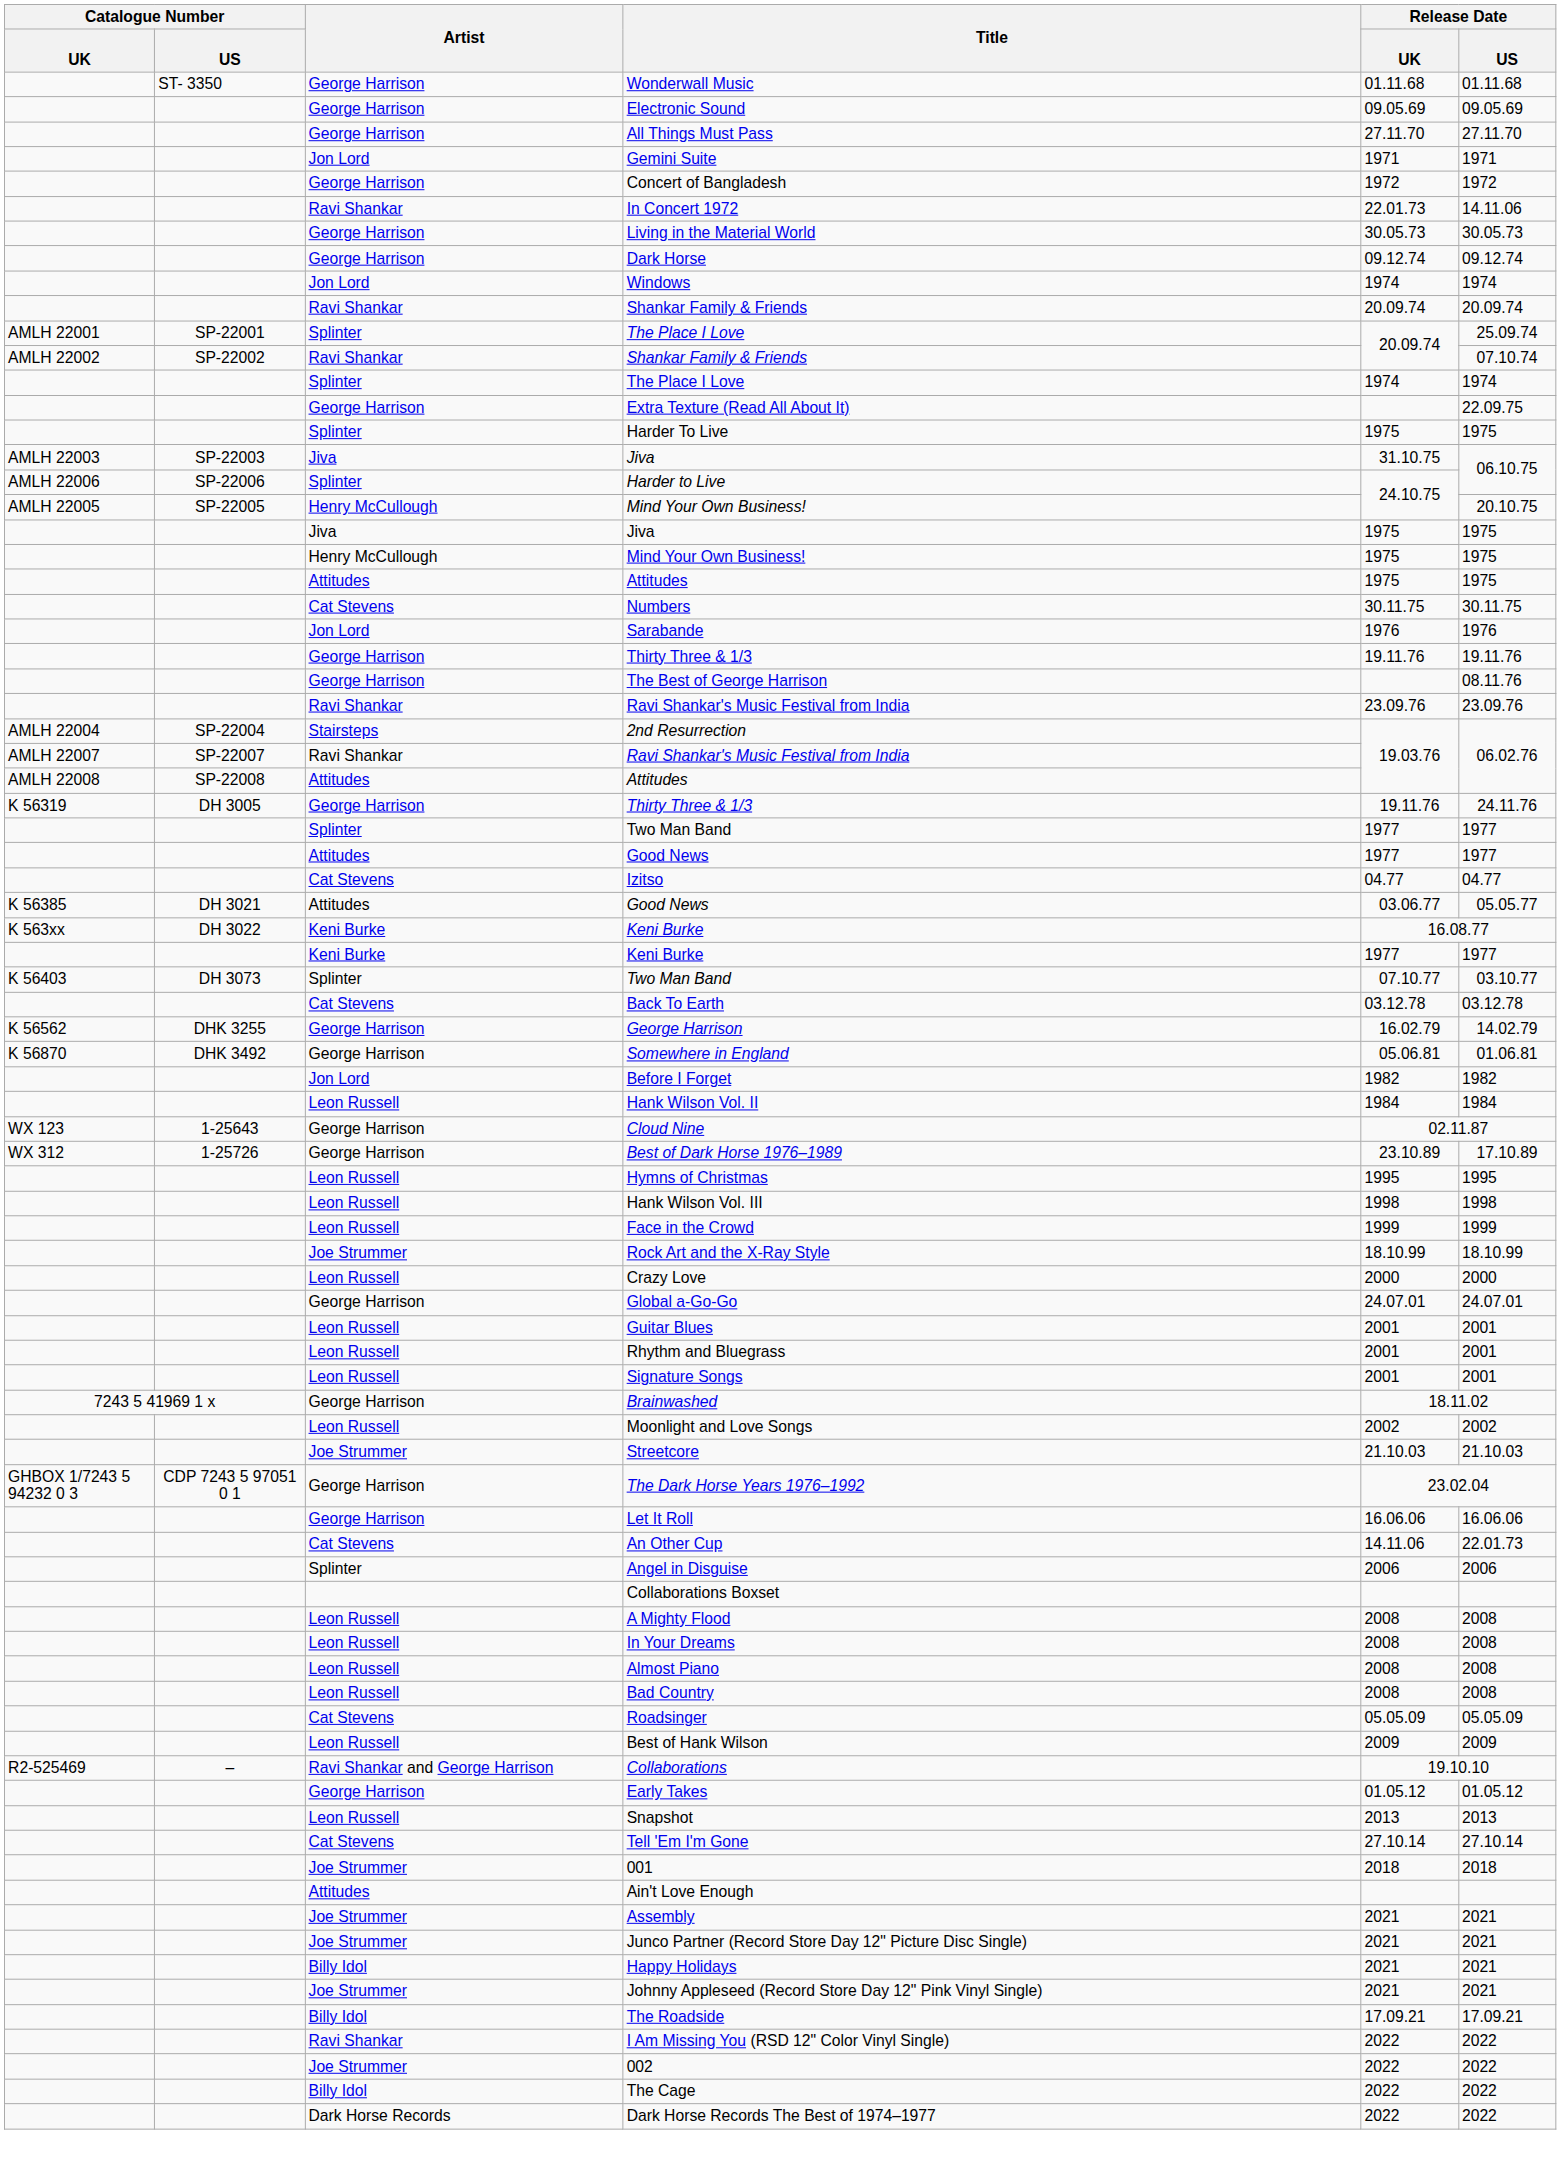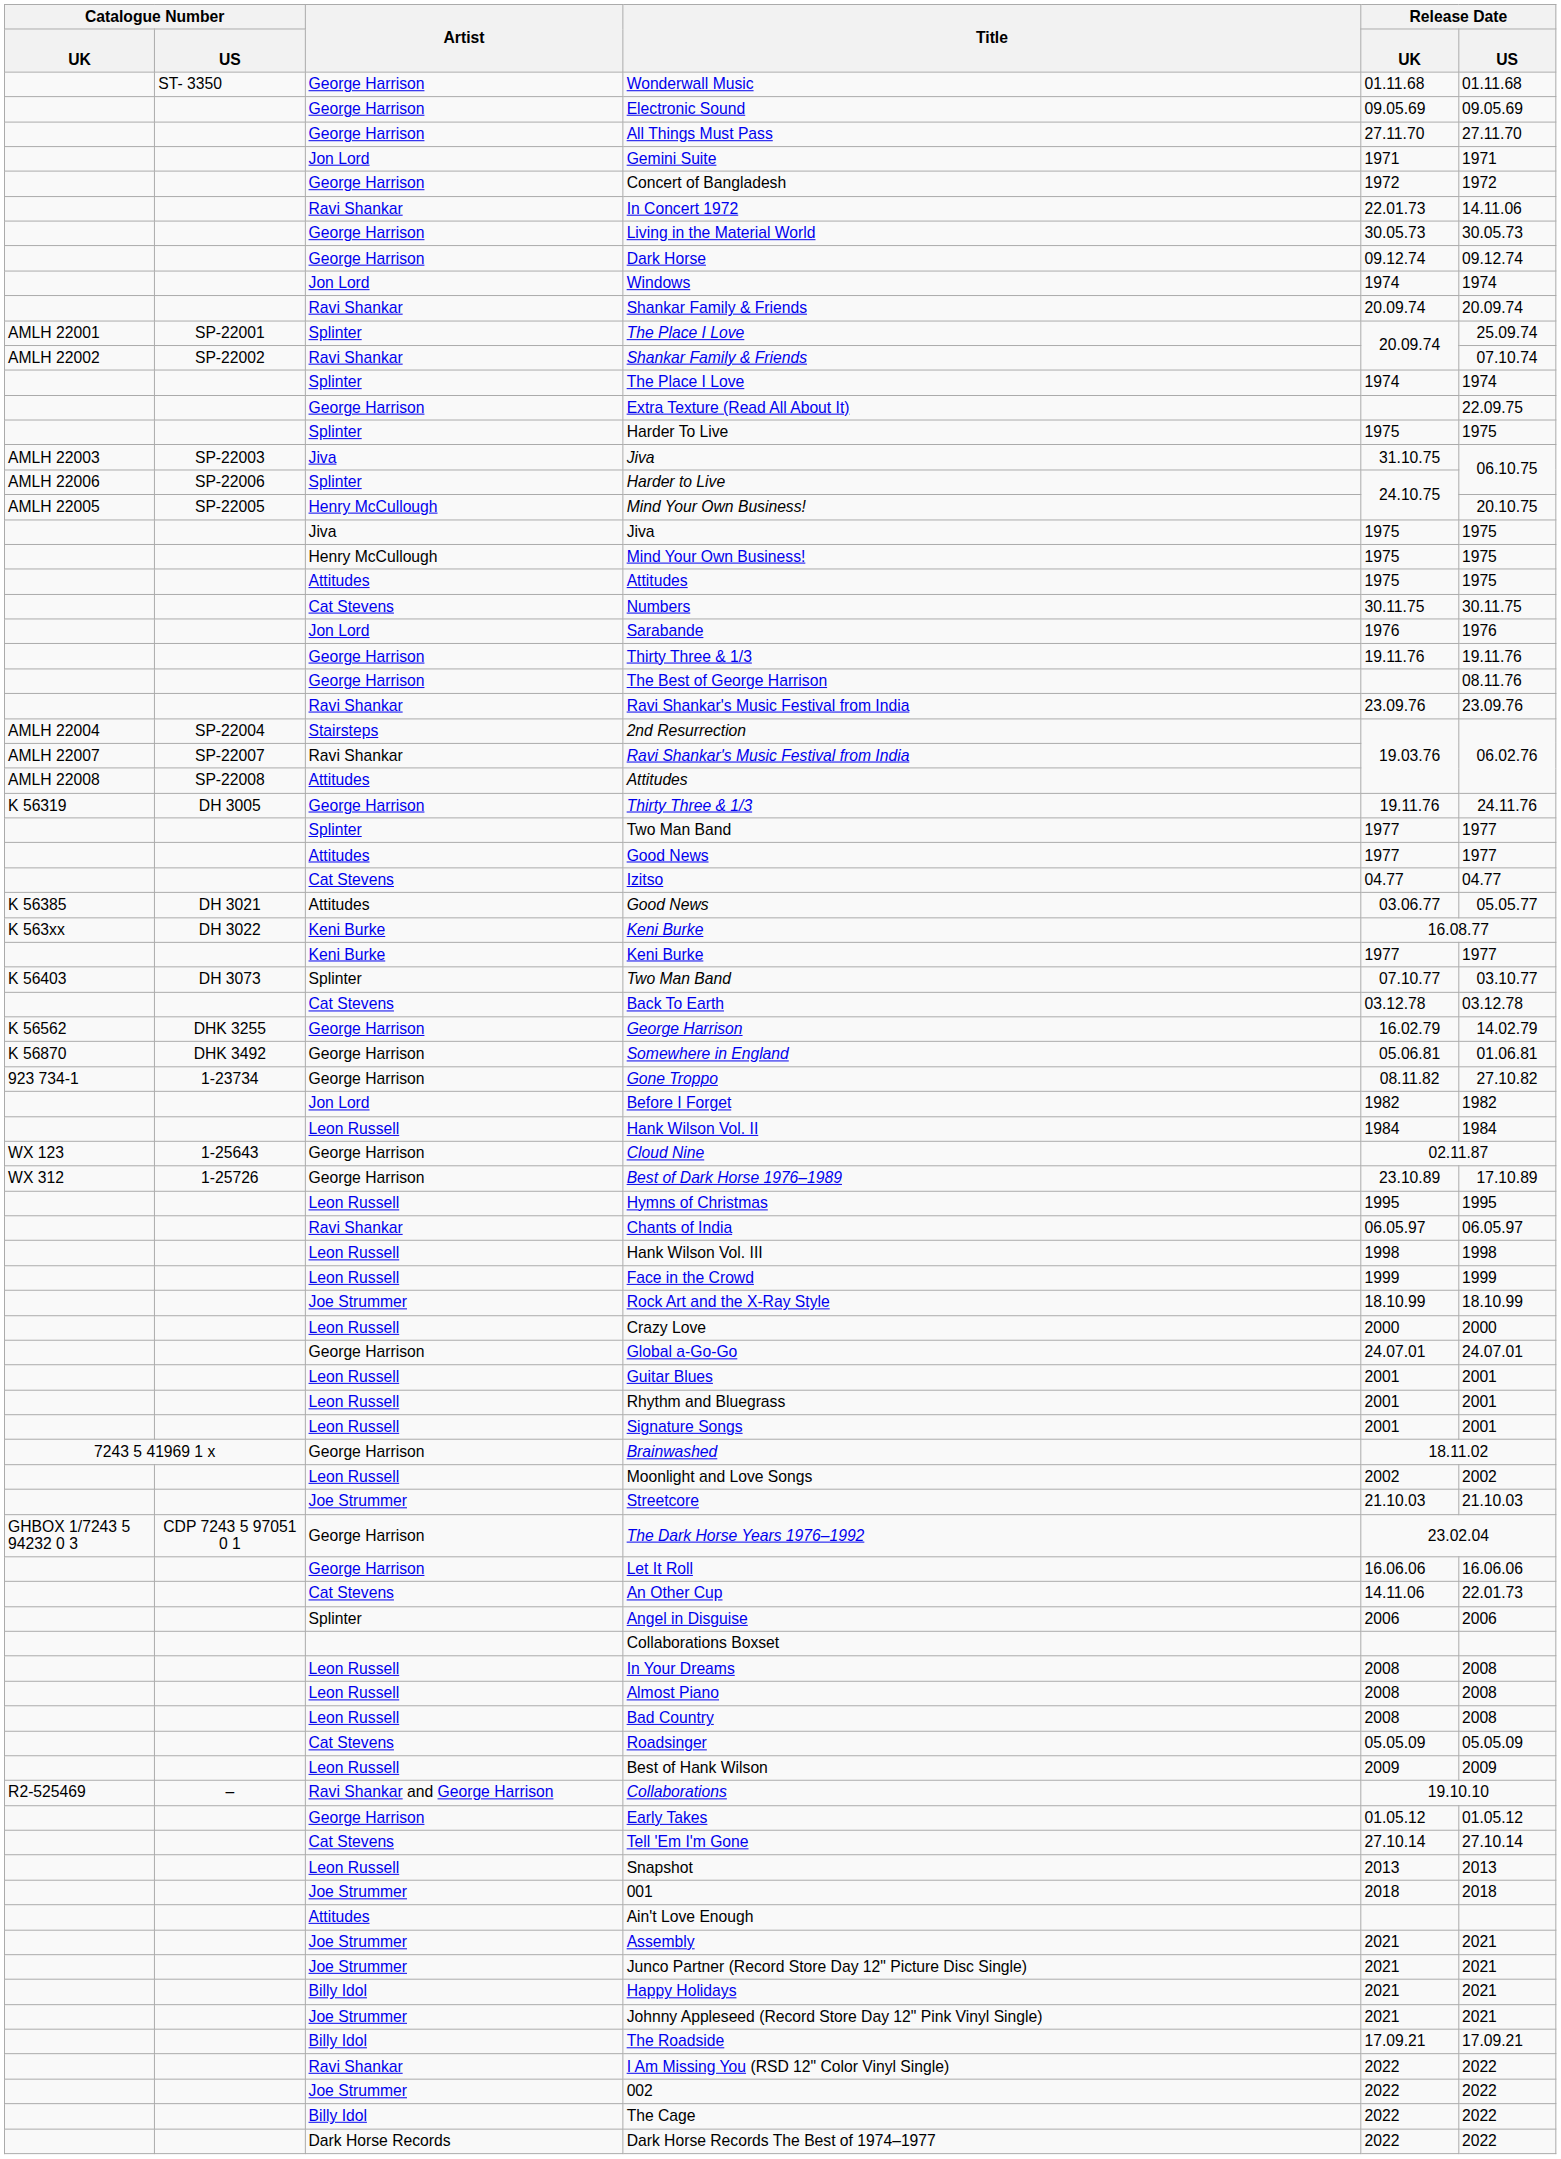+ row: (230, 1079)
+ row: (230, 1228)
- row: (230, 1619)
rows swapped: (230, 1818) <-> (230, 1843)
